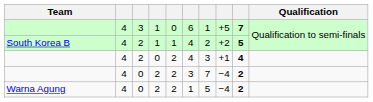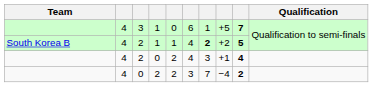(207, 43) normal -> (207, 43) bold
- row: (36, 89)
